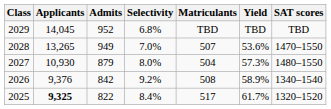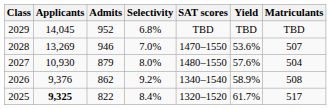columns swapped: (208, 12) <-> (299, 12)
(60, 46) 13,265 -> (60, 46) 13,269
(106, 46) 949 -> (106, 46) 946
(255, 63) 57.3% -> (246, 63) 57.6%
(106, 79) 842 -> (106, 79) 862
